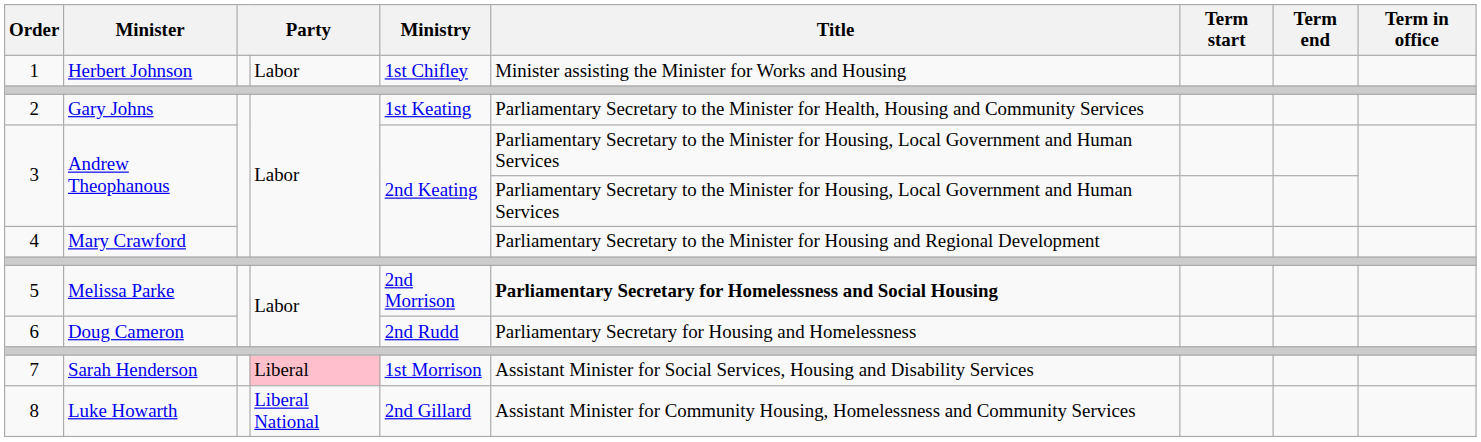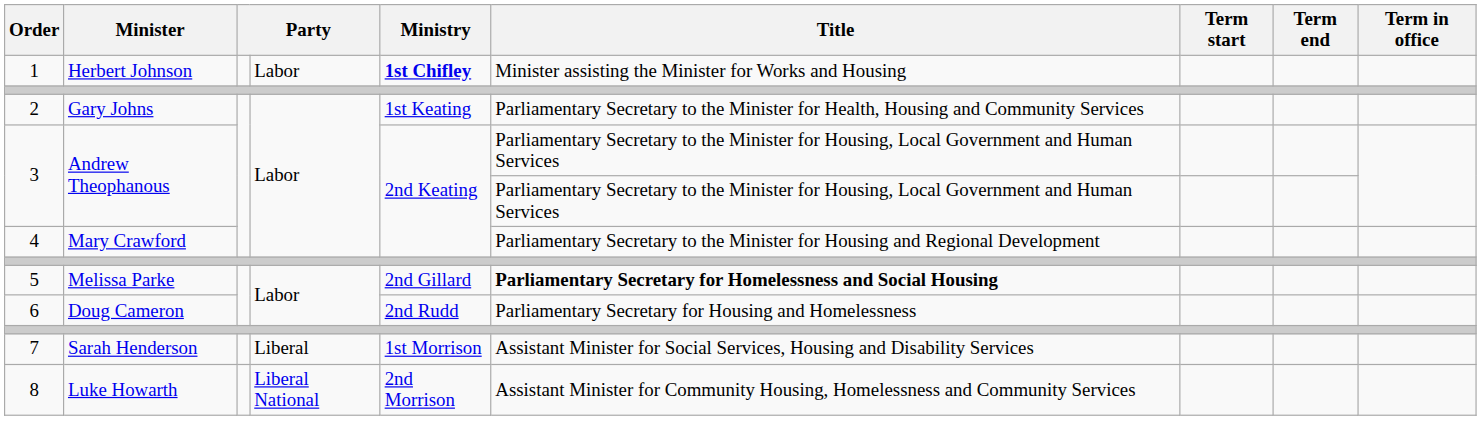(426, 70) normal -> (428, 70) bold
(420, 290) 2nd Morrison -> (428, 280) 2nd Gillard
(281, 370) pink background -> (281, 348) no background
(428, 410) 2nd Gillard -> (420, 389) 2nd Morrison
